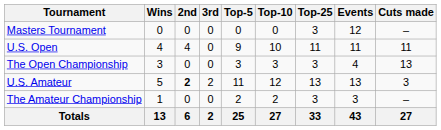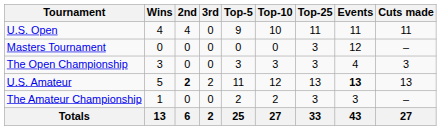rows swapped: (56, 30) <-> (32, 47)
(406, 64) 13 -> (406, 64) 3
(355, 82) normal -> (355, 82) bold
(406, 82) 3 -> (406, 82) 13
